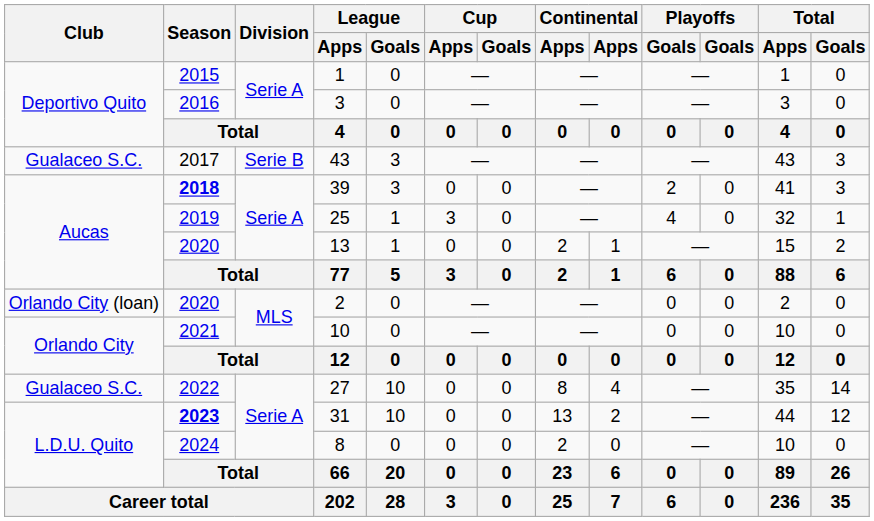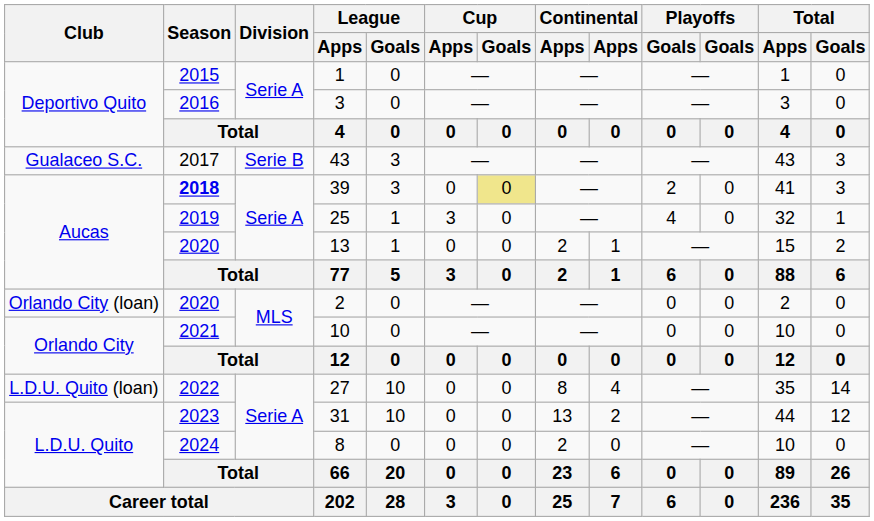(506, 189) no background -> (506, 189) khaki background
(84, 388) Gualaceo S.C. -> (84, 388) L.D.U. Quito (loan)
(199, 416) bold -> (199, 416) normal
